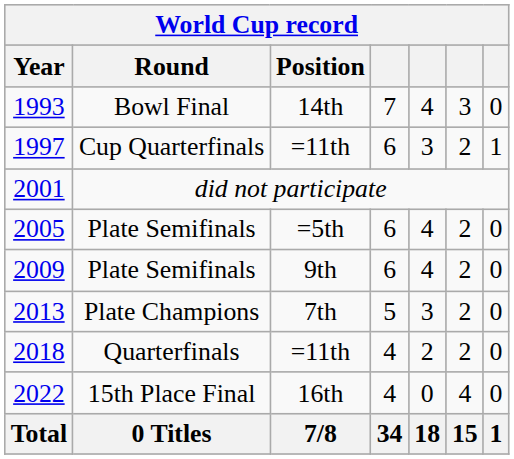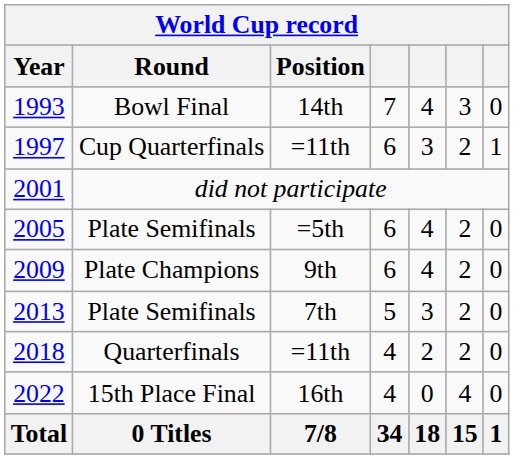(172, 270) Plate Semifinals -> (172, 270) Plate Champions
(172, 310) Plate Champions -> (172, 310) Plate Semifinals
